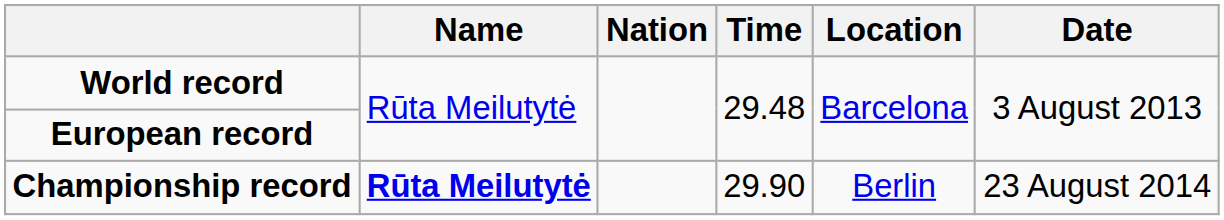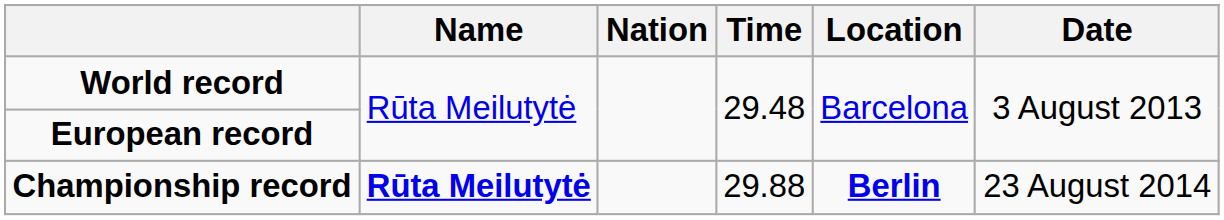(764, 186) 29.90 -> (764, 186) 29.88
(894, 186) normal -> (894, 186) bold
